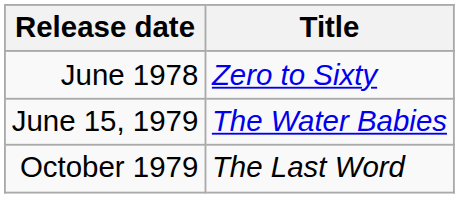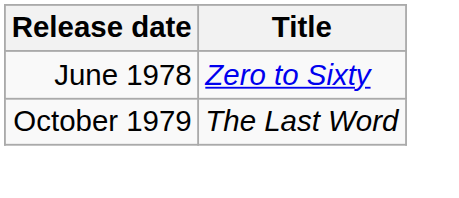- row: (105, 121)
